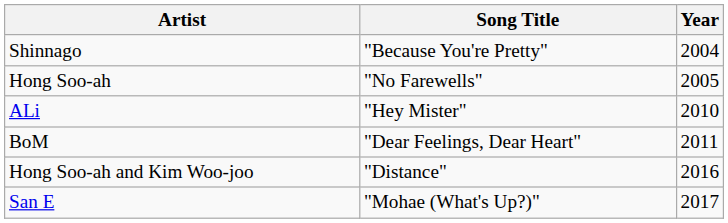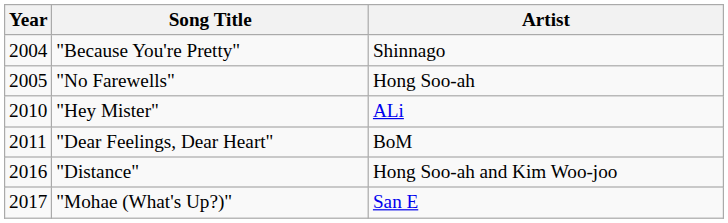columns swapped: (700, 19) <-> (182, 19)
